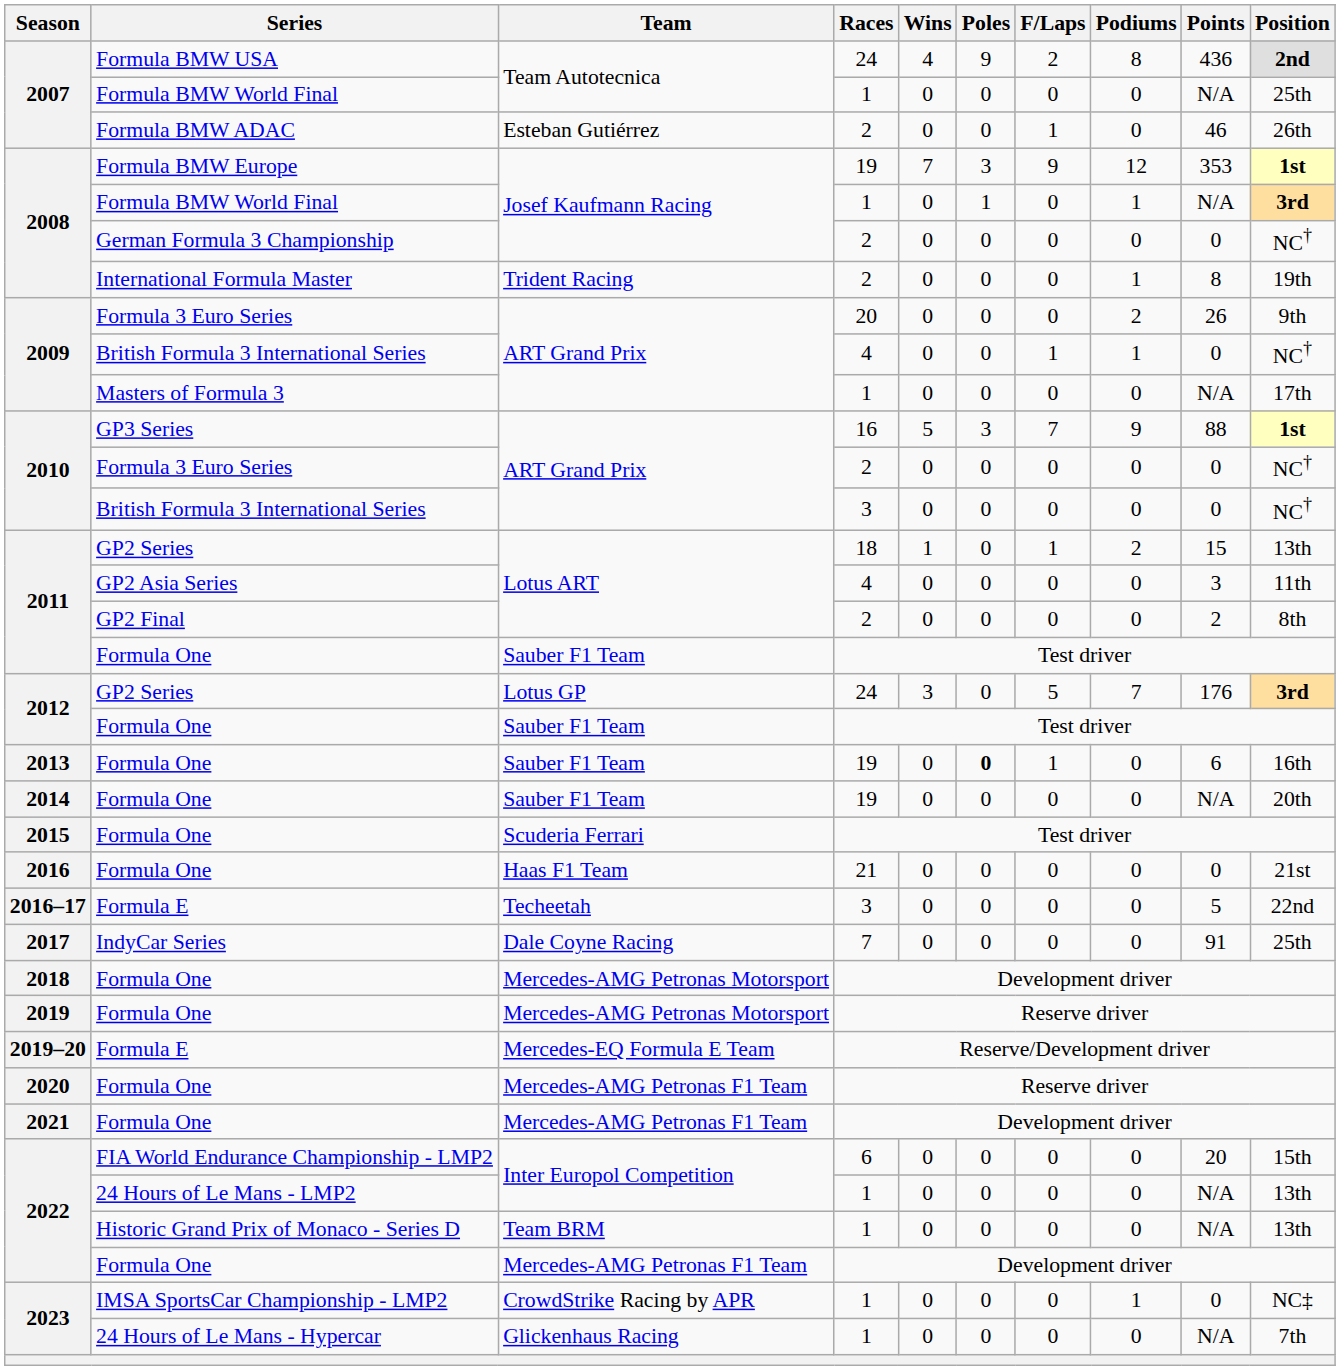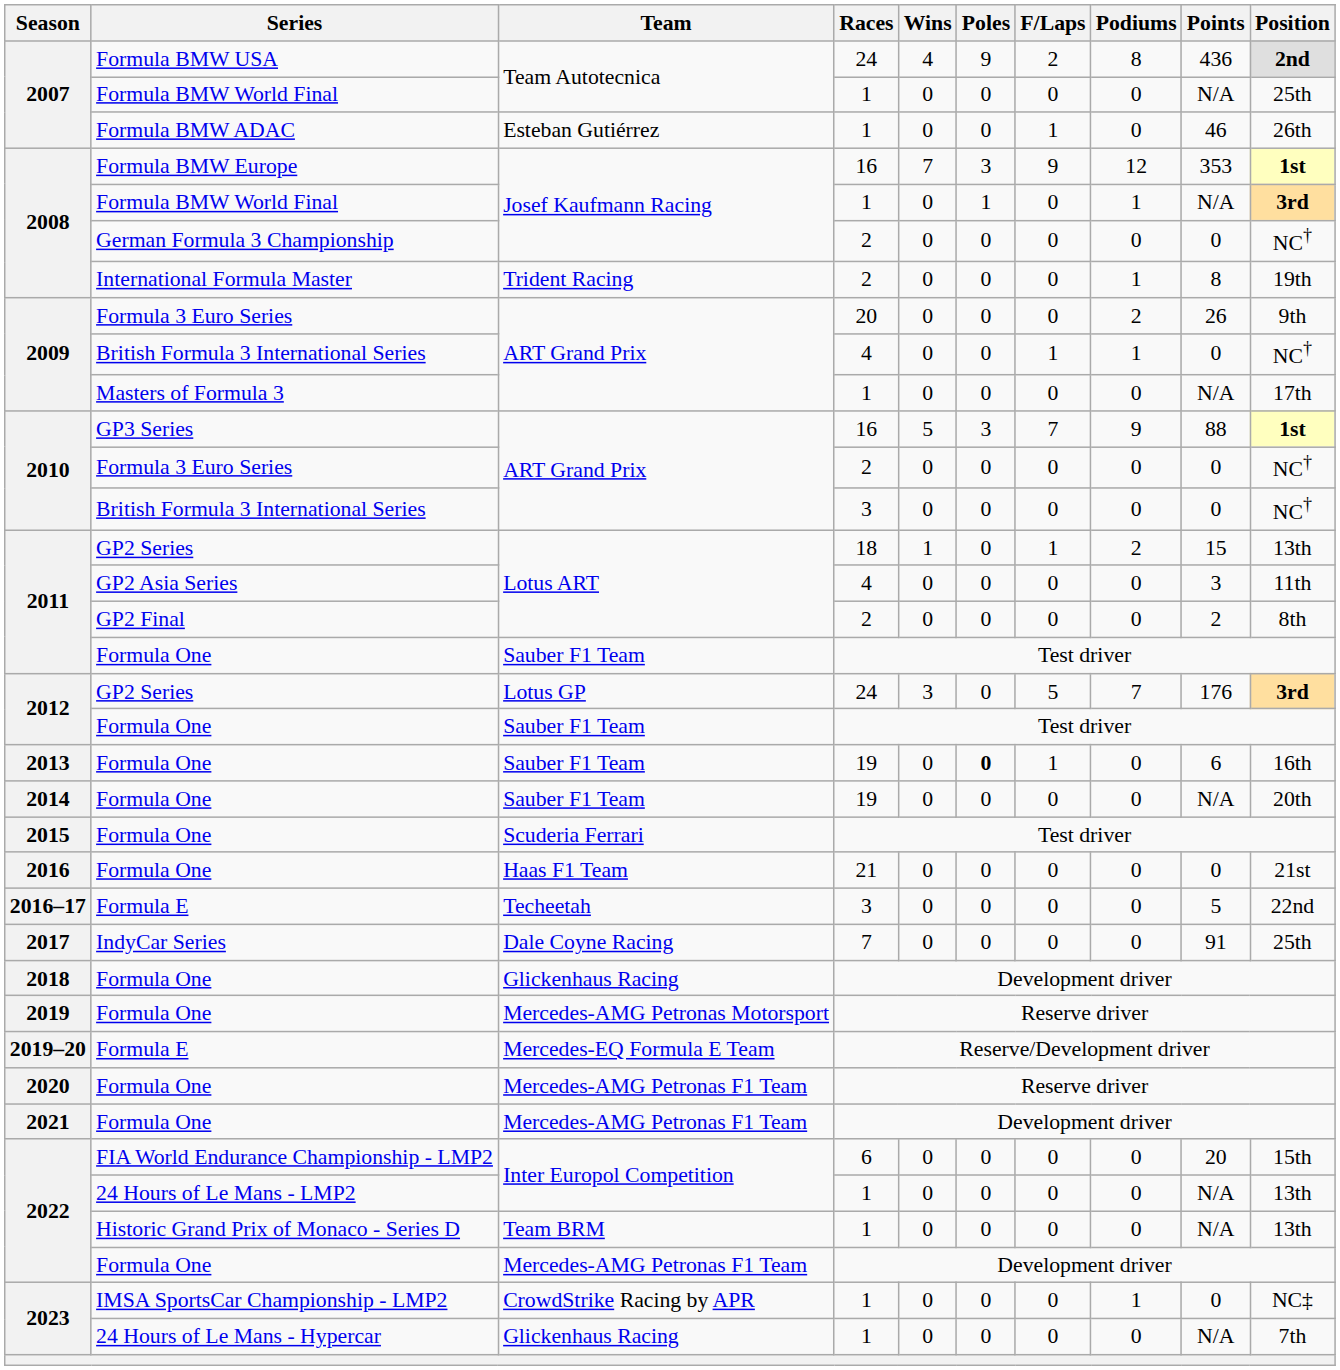(866, 130) 2 -> (866, 130) 1
(866, 166) 19 -> (866, 166) 16
(666, 978) Mercedes-AMG Petronas Motorsport -> (591, 978) Glickenhaus Racing
